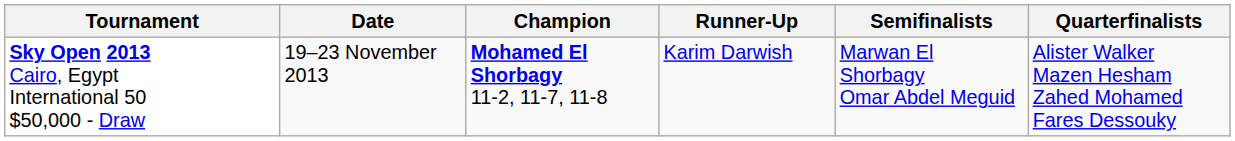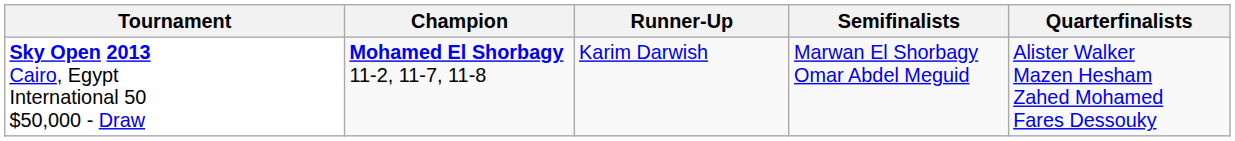- column: (373, 21)
